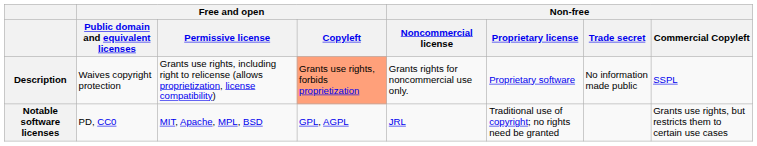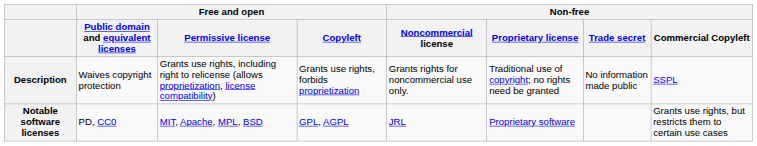(337, 80) lightsalmon background -> (337, 80) no background
(532, 80) Proprietary software -> (530, 80) Traditional use of copyright; no rights need be granted
(530, 122) Traditional use of copyright; no rights need be granted -> (532, 122) Proprietary software
